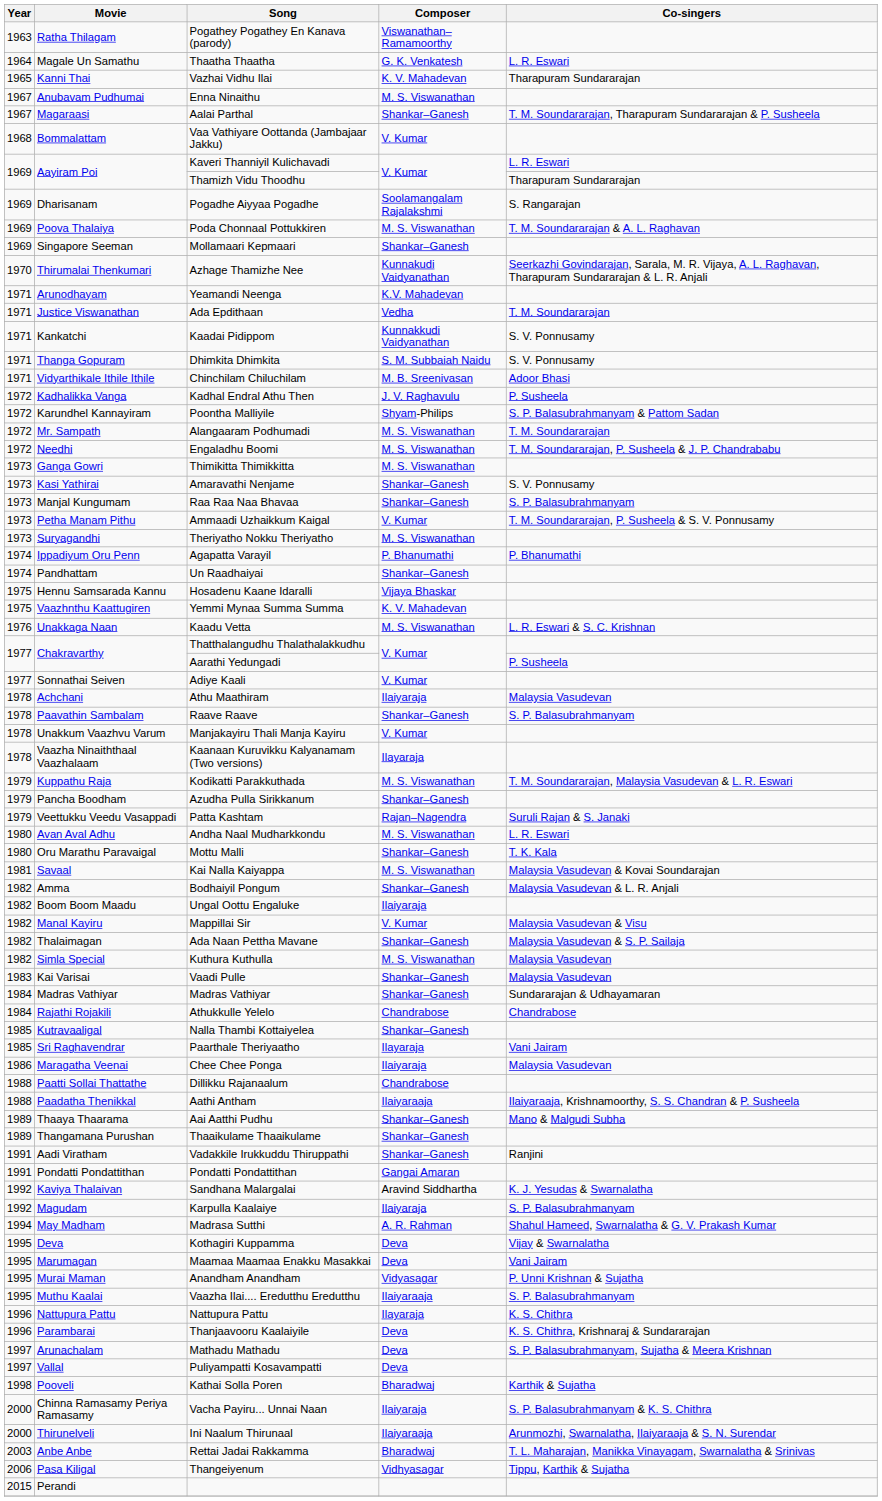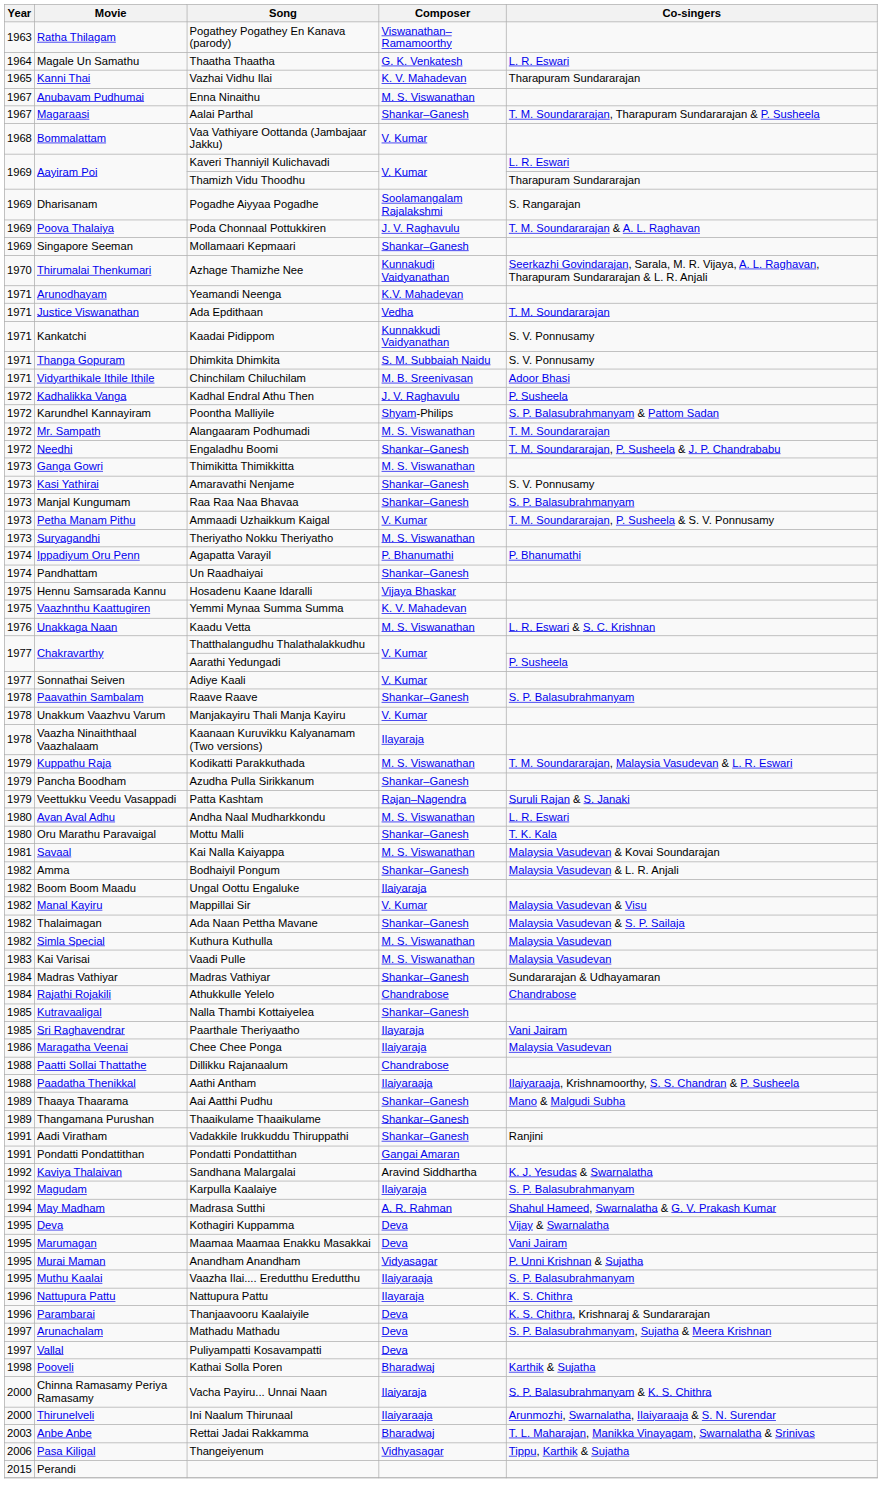(428, 228) M. S. Viswanathan -> (421, 228) J. V. Raghavulu
(428, 449) M. S. Viswanathan -> (425, 449) Shankar–Ganesh
- row: (60, 698)
(425, 977) Shankar–Ganesh -> (428, 959) M. S. Viswanathan
